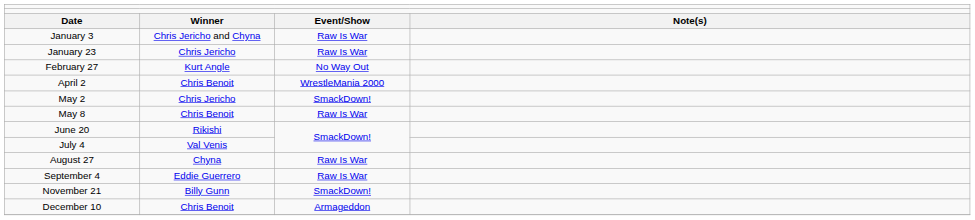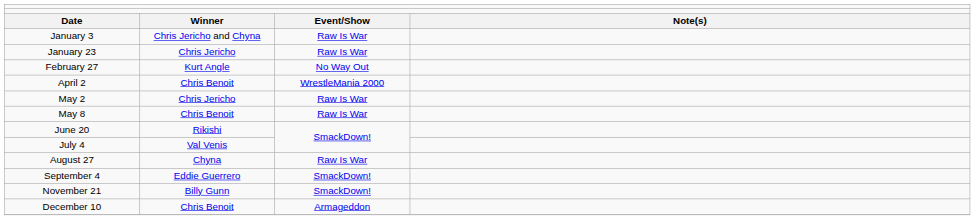(342, 98) SmackDown! -> (342, 98) Raw Is War
(342, 176) Raw Is War -> (342, 176) SmackDown!
